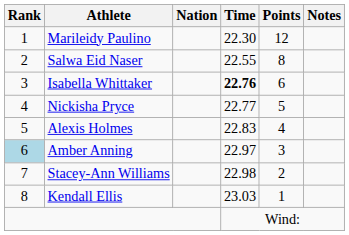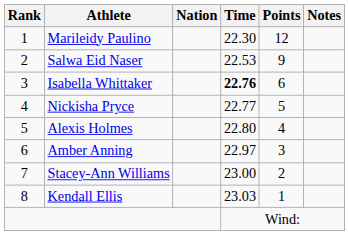(240, 60) 22.55 -> (240, 60) 22.53
(282, 60) 8 -> (282, 60) 9
(240, 128) 22.83 -> (240, 128) 22.80
(24, 151) lightblue background -> (24, 151) no background
(240, 173) 22.98 -> (240, 173) 23.00
